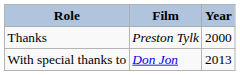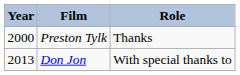columns swapped: (218, 15) <-> (67, 15)
